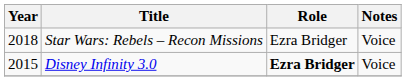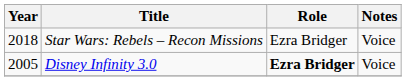(23, 64) 2015 -> (23, 64) 2005
